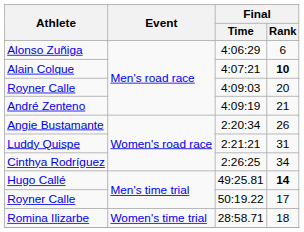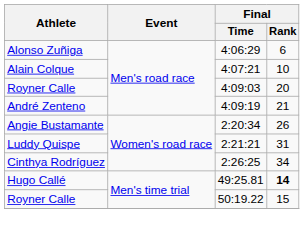(283, 69) bold -> (283, 69) normal
(283, 200) 17 -> (283, 200) 15
- row: (48, 218)
